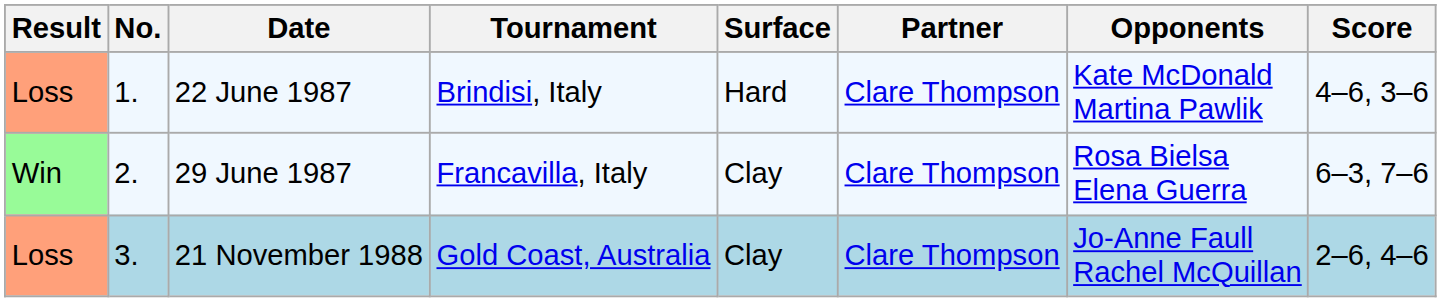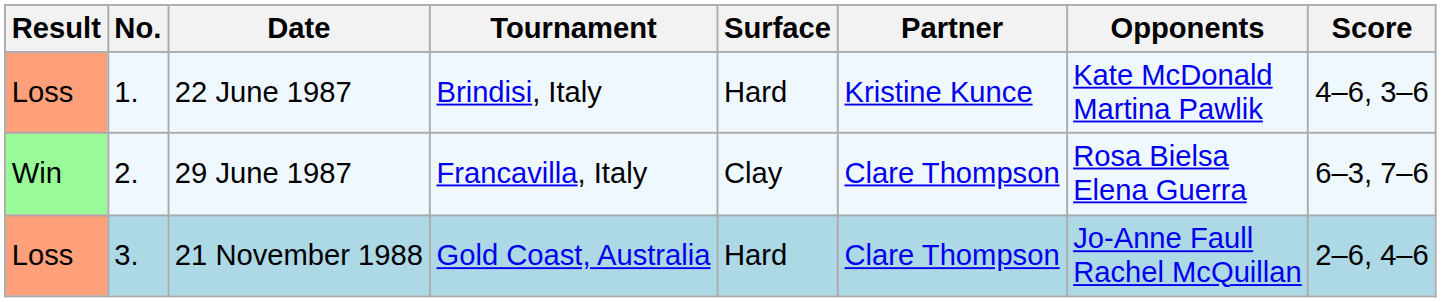(952, 91) Clare Thompson -> (939, 91) Kristine Kunce
(753, 254) Clay -> (756, 254) Hard
